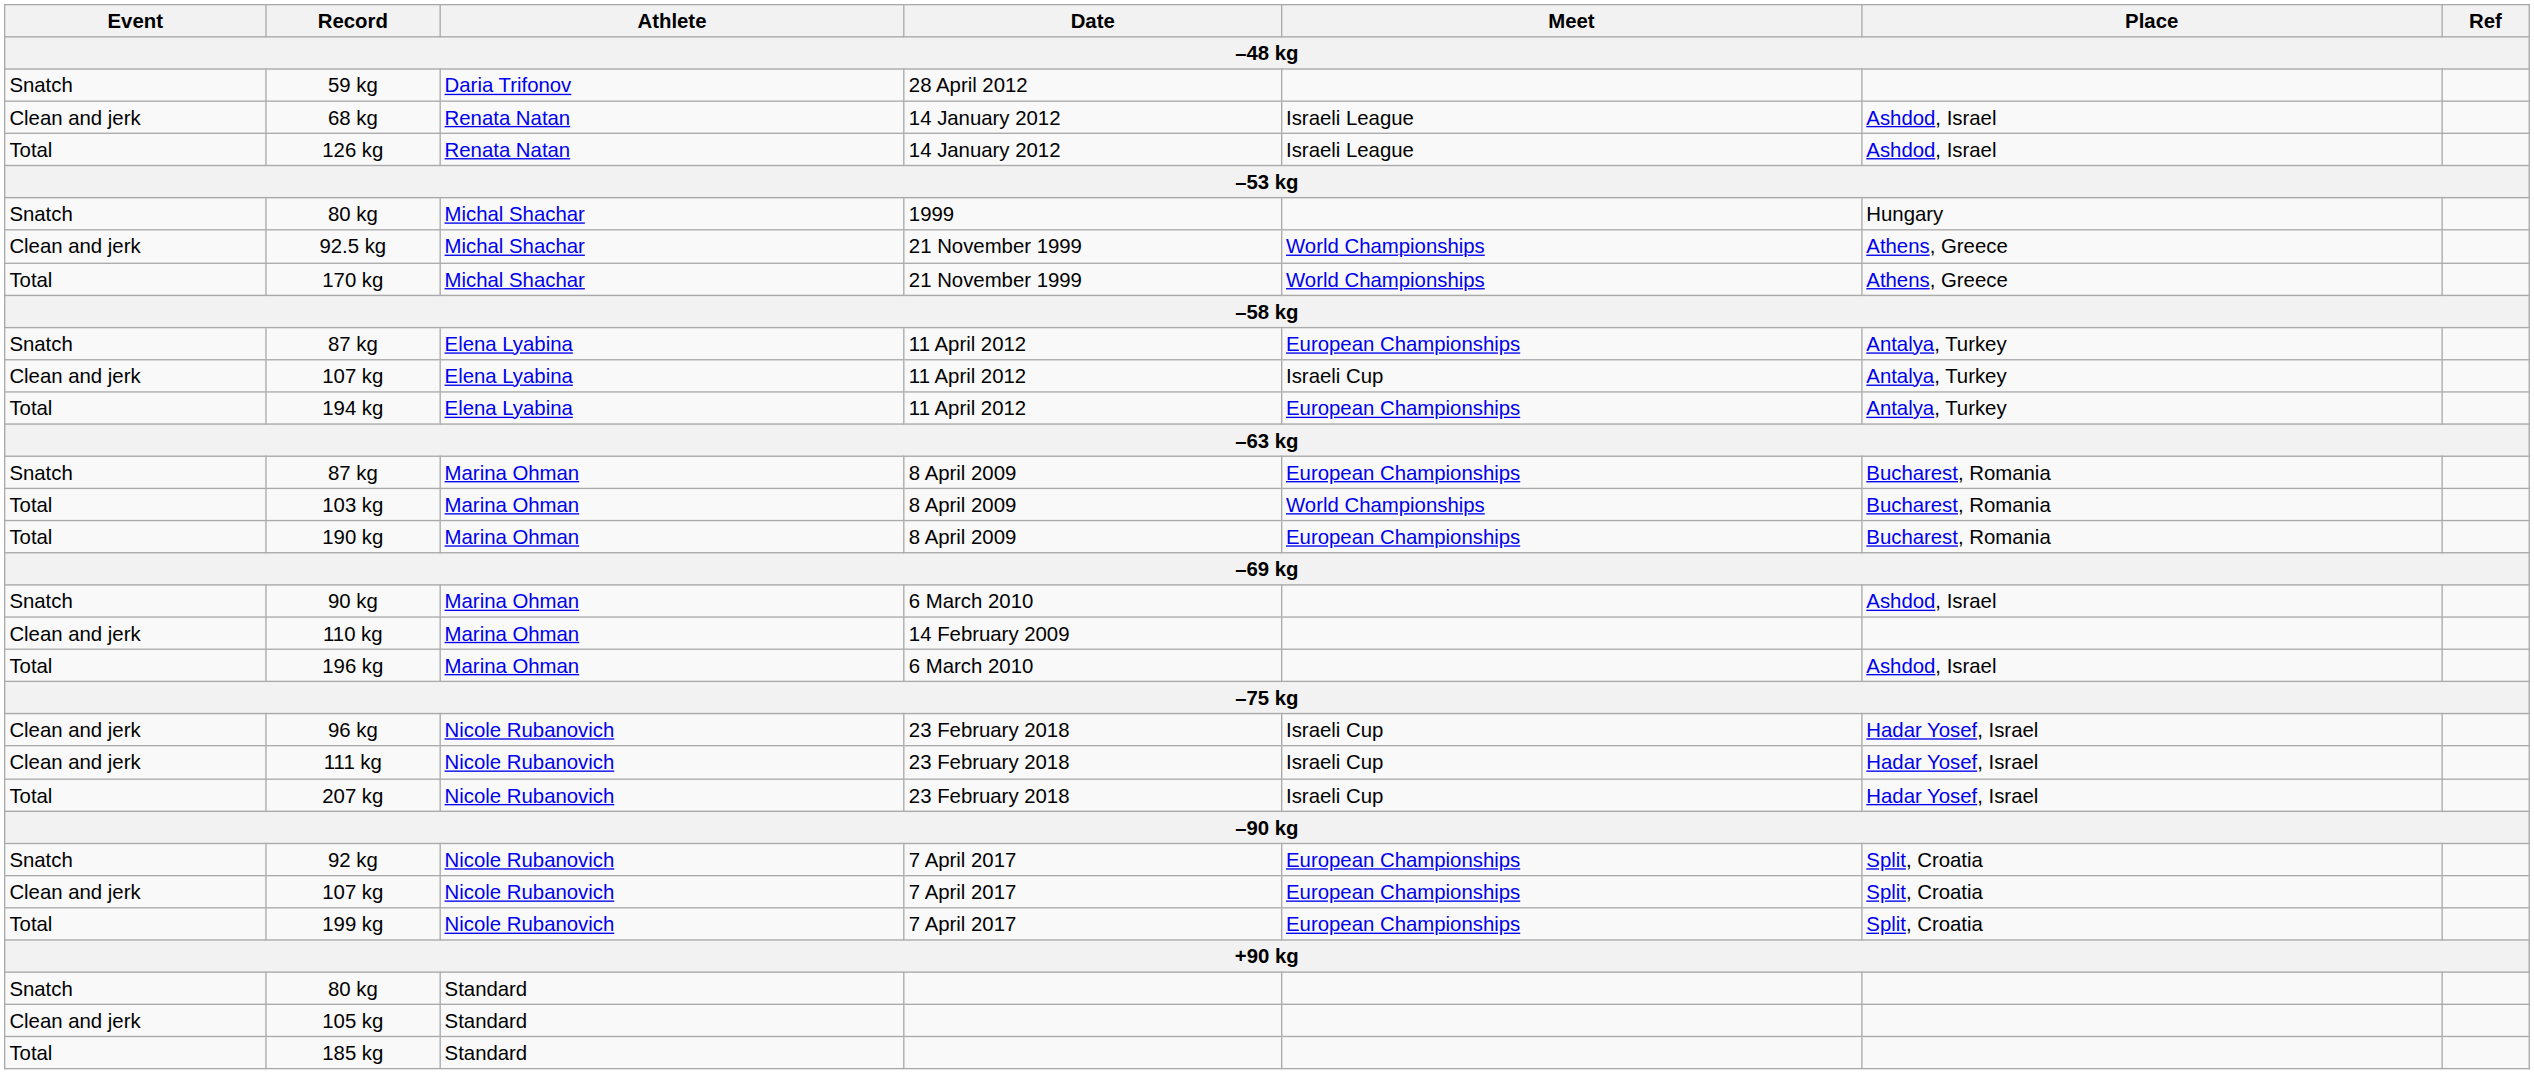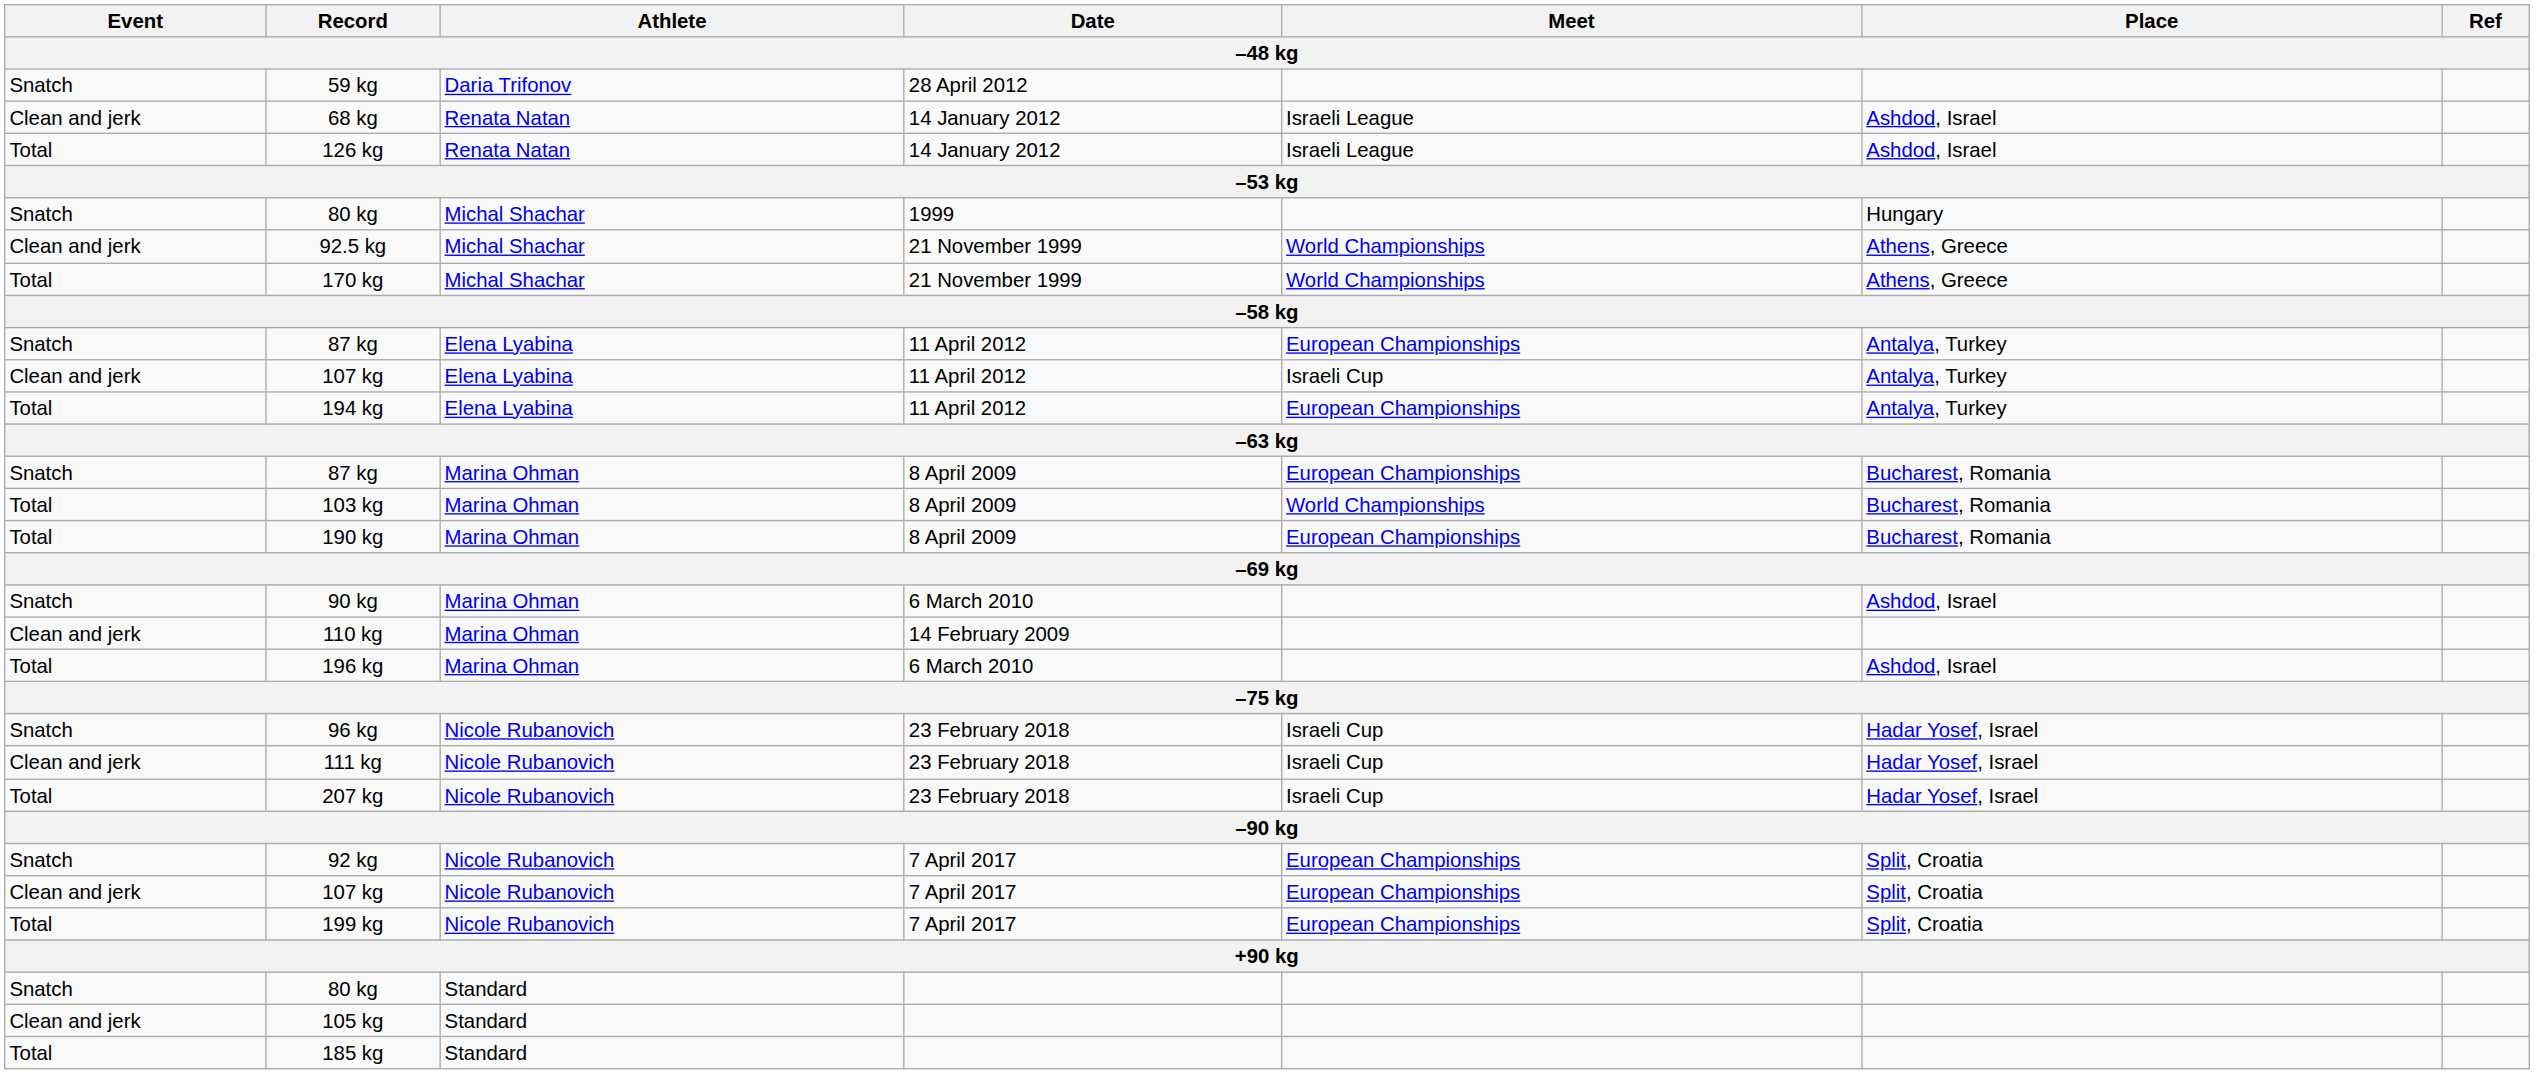(75, 730) Clean and jerk -> (41, 730) Snatch
